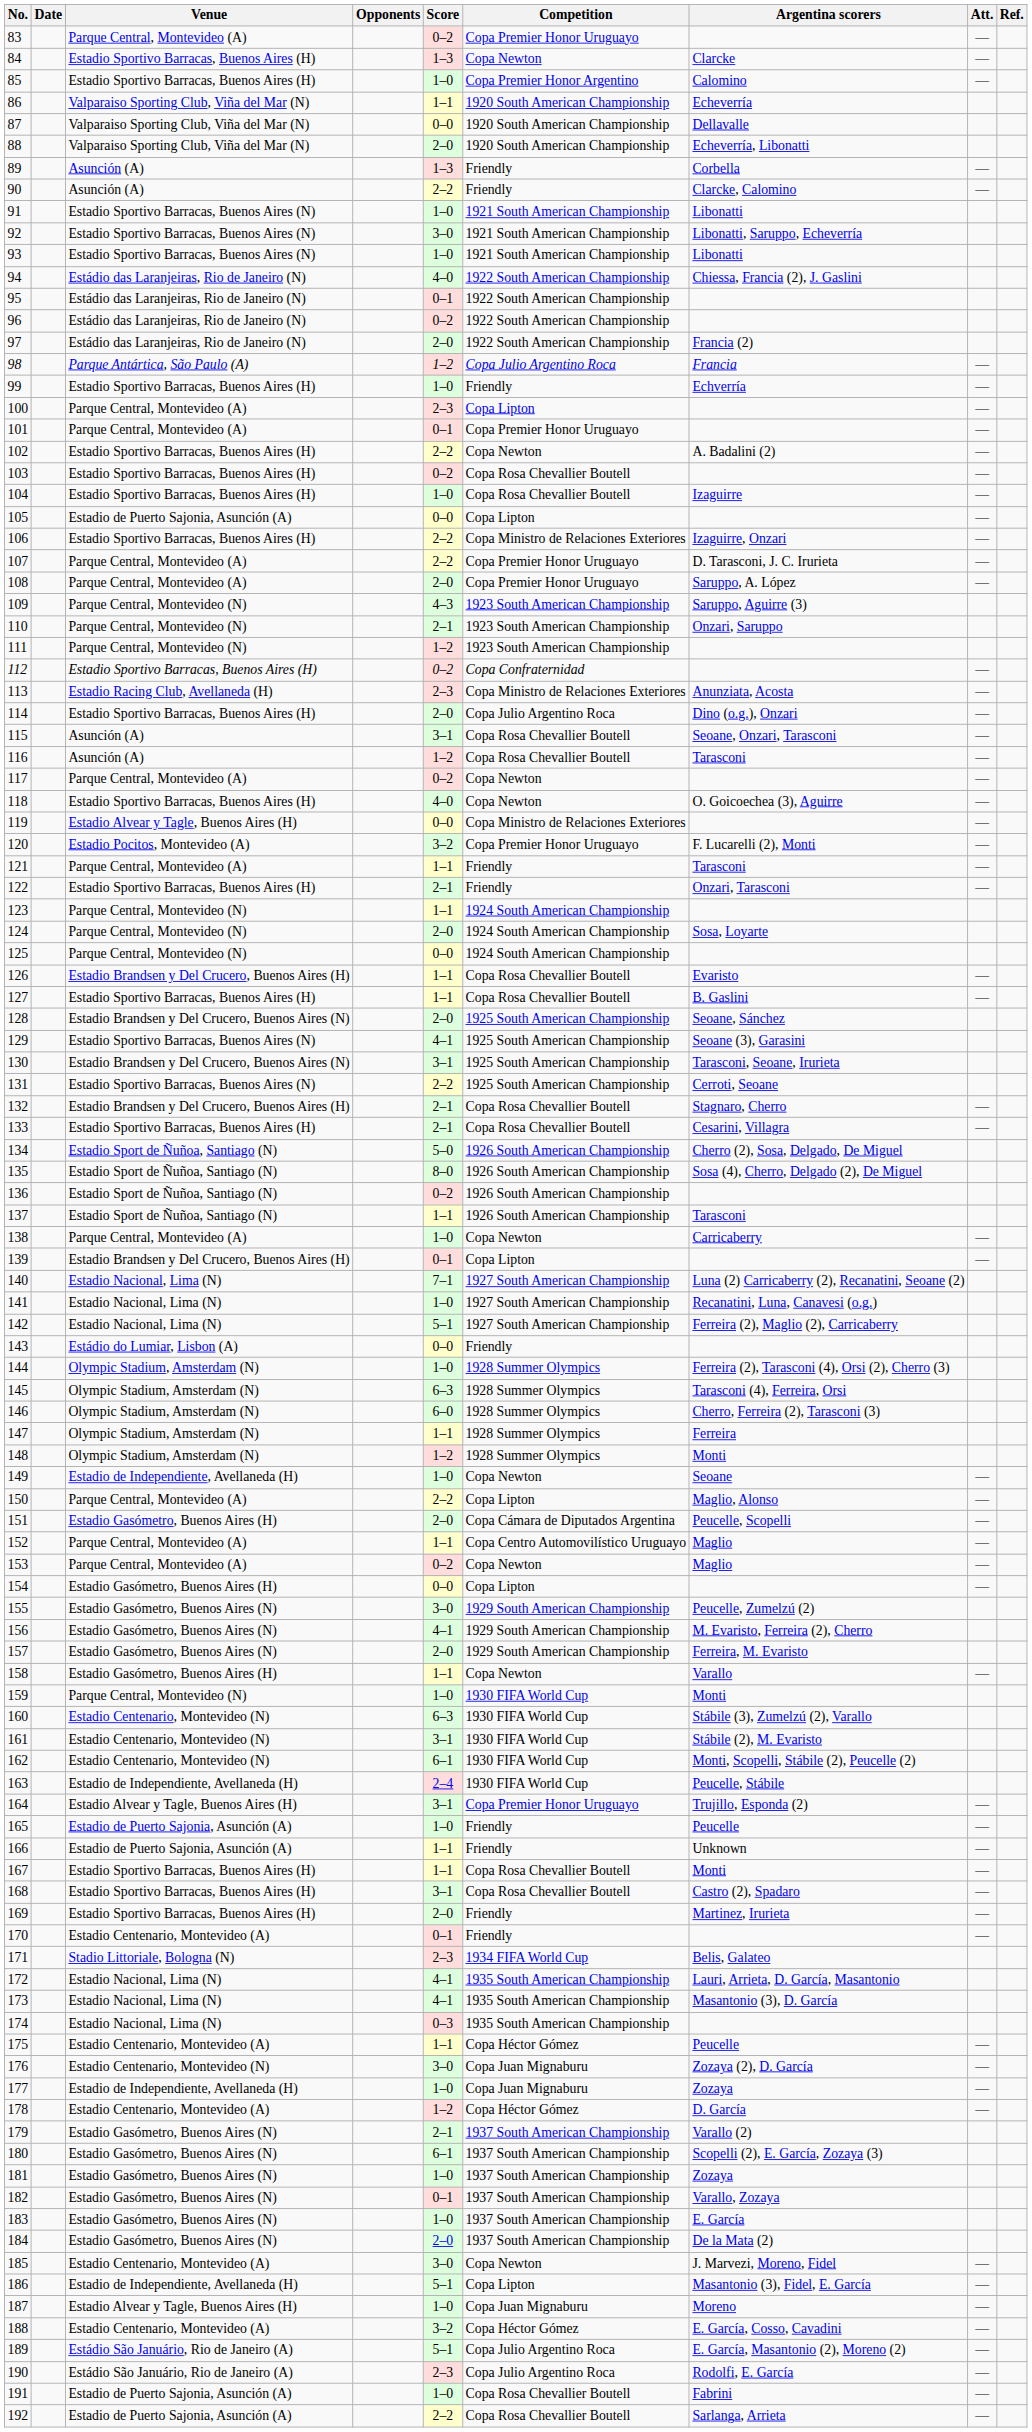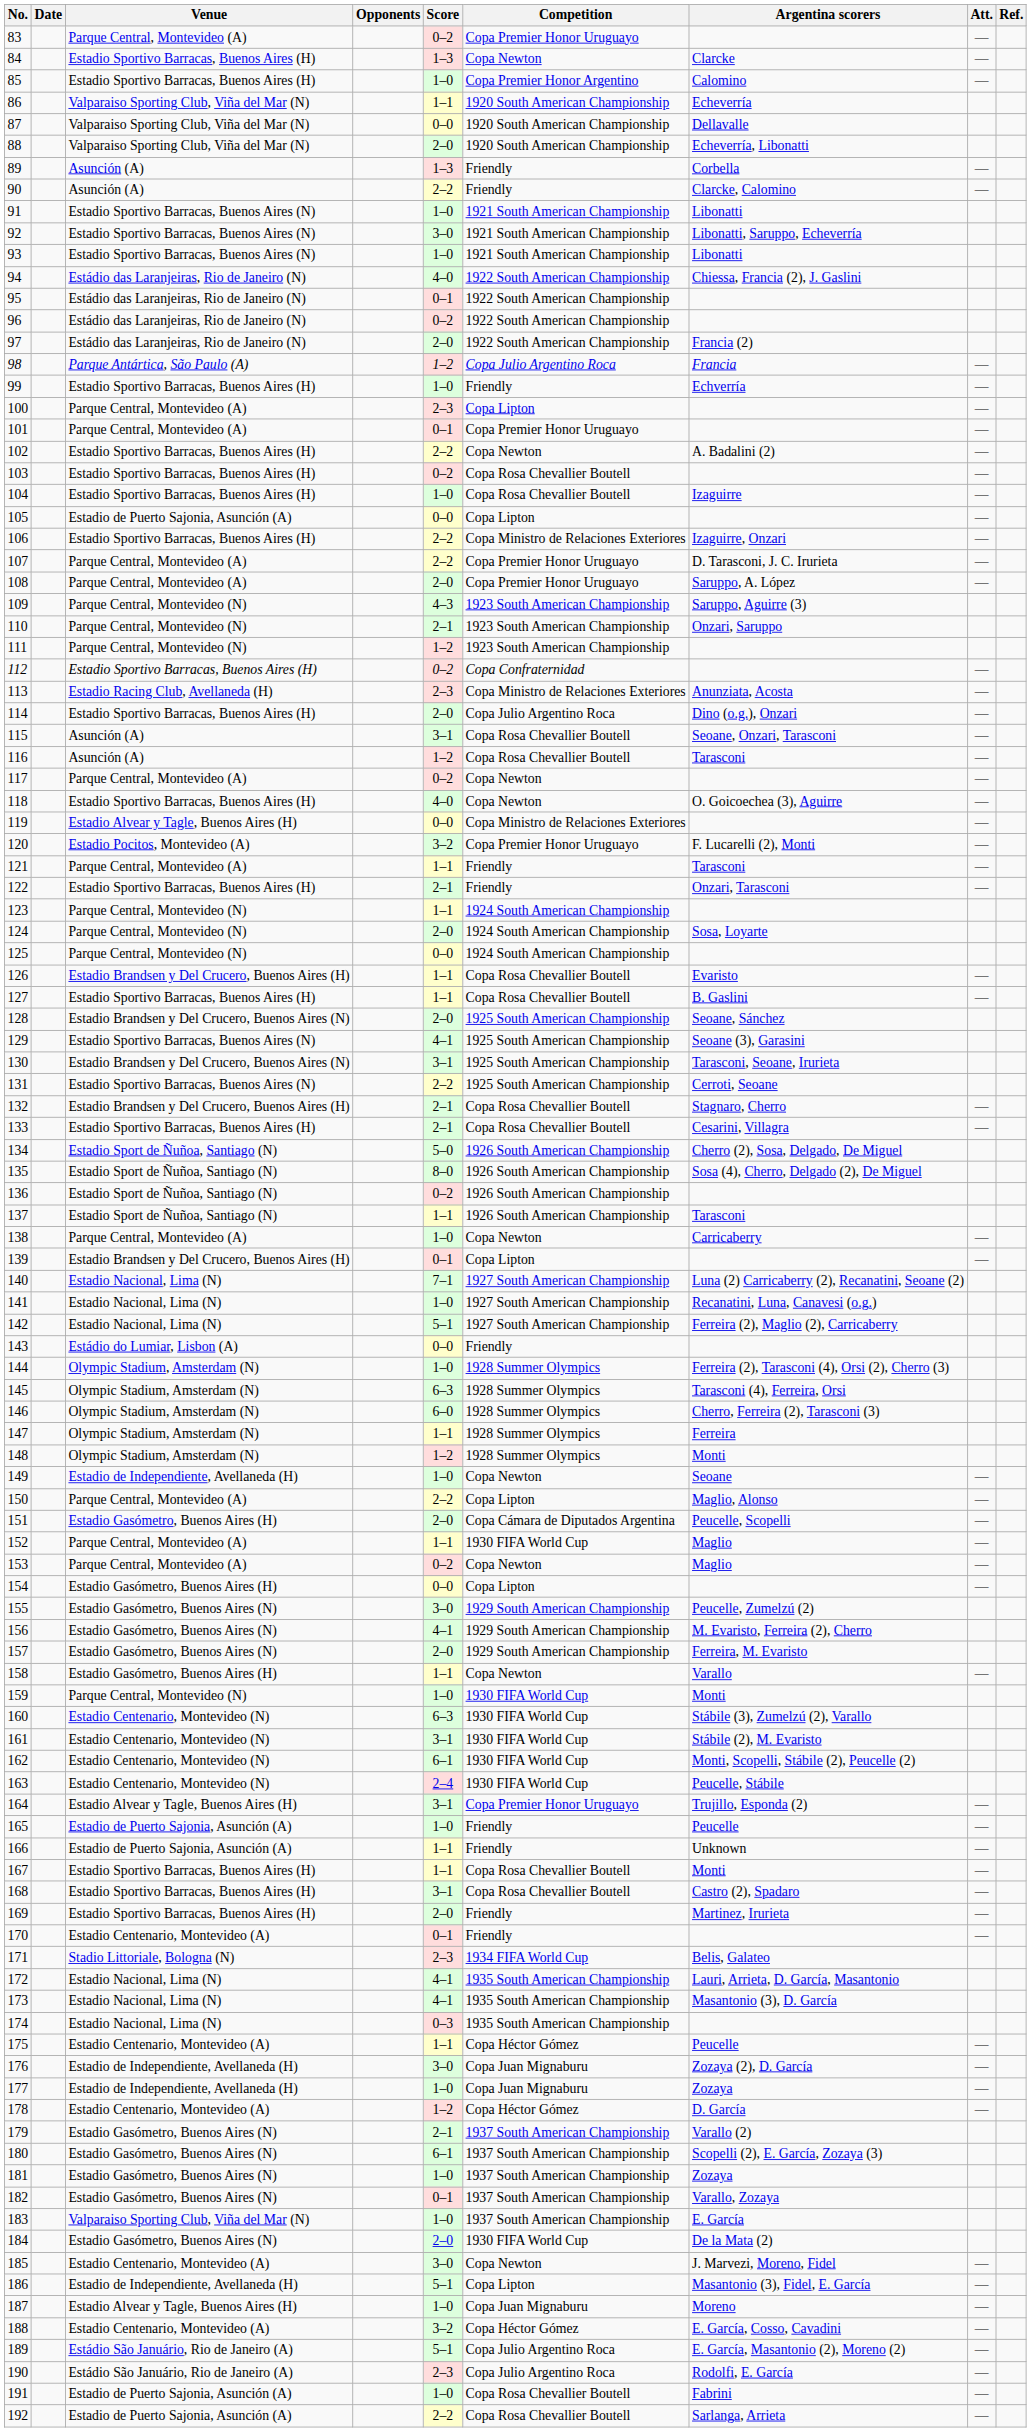(576, 1542) Copa Centro Automovilístico Uruguayo -> (527, 1542) 1930 FIFA World Cup
(183, 1783) Estadio de Independiente, Avellaneda (H) -> (169, 1783) Estadio Centenario, Montevideo (N)
(169, 2066) Estadio Centenario, Montevideo (N) -> (183, 2066) Estadio de Independiente, Avellaneda (H)
(173, 2219) Estadio Gasómetro, Buenos Aires (N) -> (189, 2219) Valparaiso Sporting Club, Viña del Mar (N)
(567, 2241) 1937 South American Championship -> (527, 2241) 1930 FIFA World Cup
